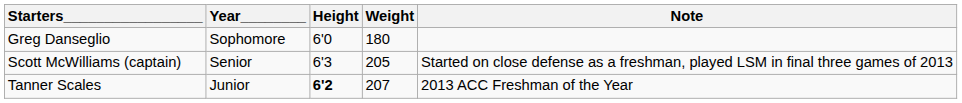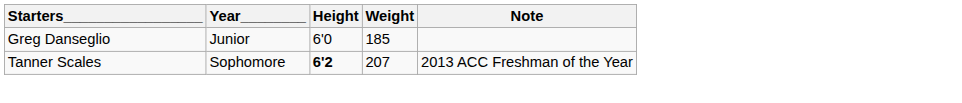(247, 39) Sophomore -> (229, 39) Junior
(378, 39) 180 -> (378, 39) 185
- row: (95, 62)
(229, 86) Junior -> (247, 62) Sophomore
